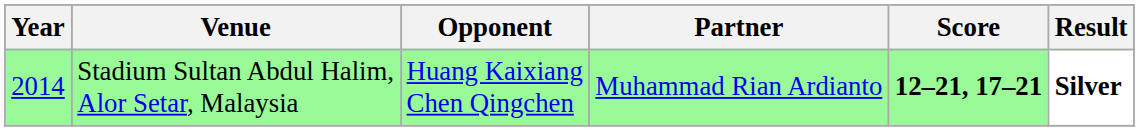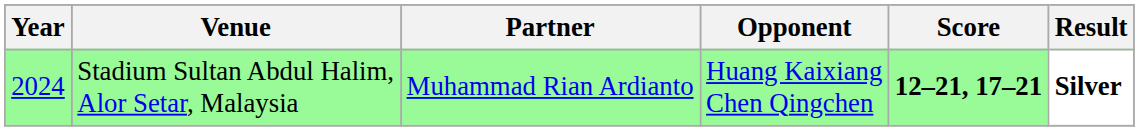columns swapped: (739, 26) <-> (495, 26)
(38, 86) 2014 -> (38, 86) 2024
